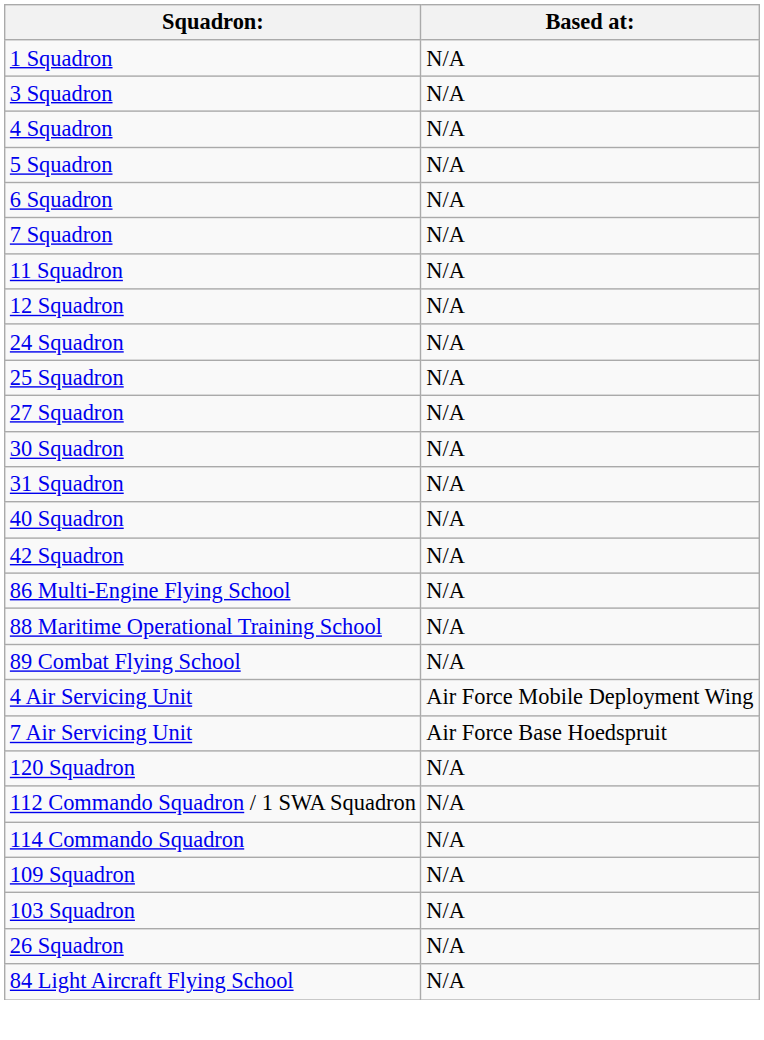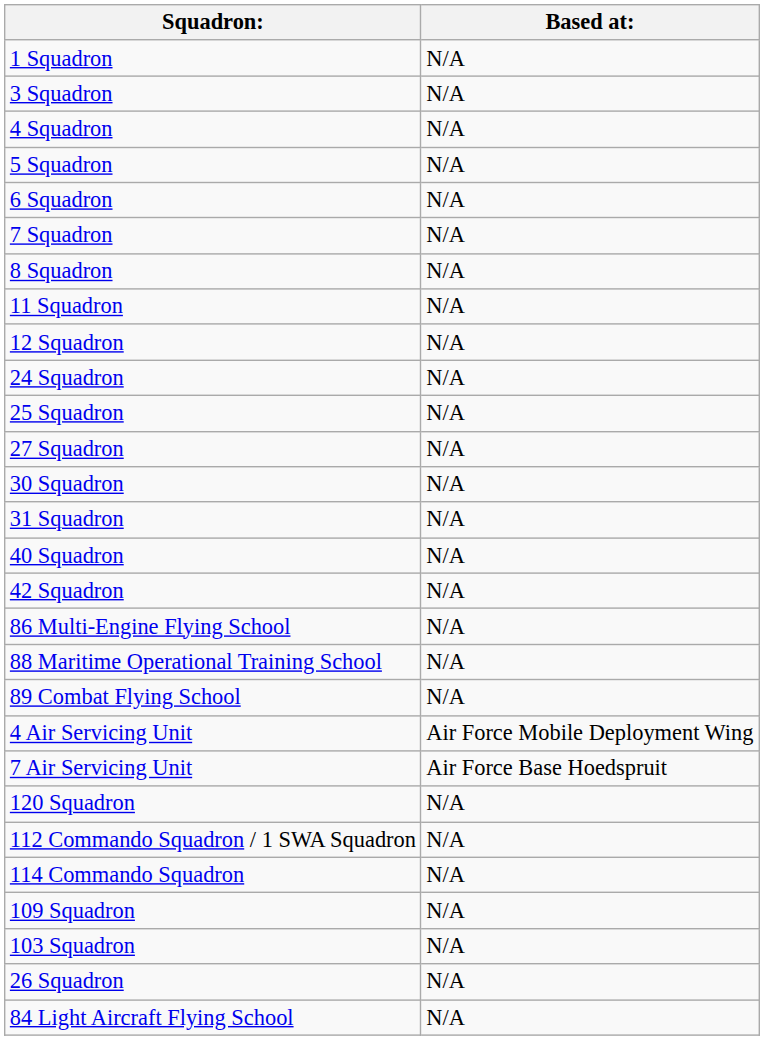+ row: (61, 270)
